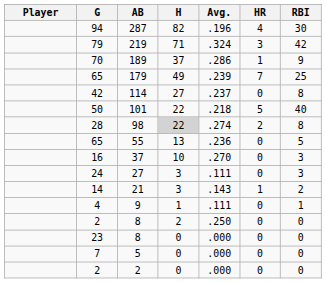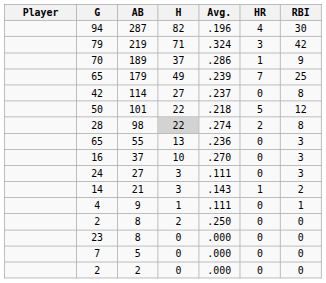(301, 109) 40 -> (301, 109) 12
(301, 141) 5 -> (301, 141) 3
